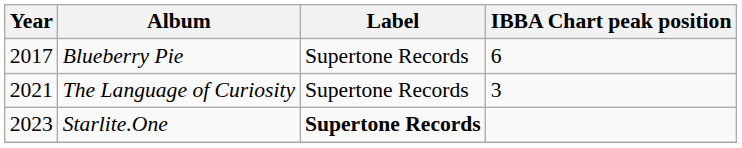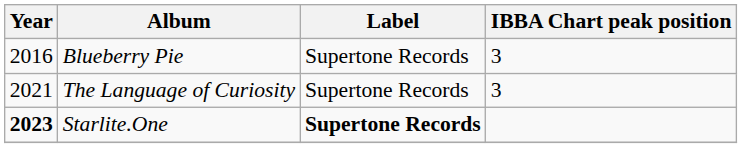(31, 55) 2017 -> (31, 55) 2016
(496, 55) 6 -> (496, 55) 3
(31, 124) normal -> (31, 124) bold
